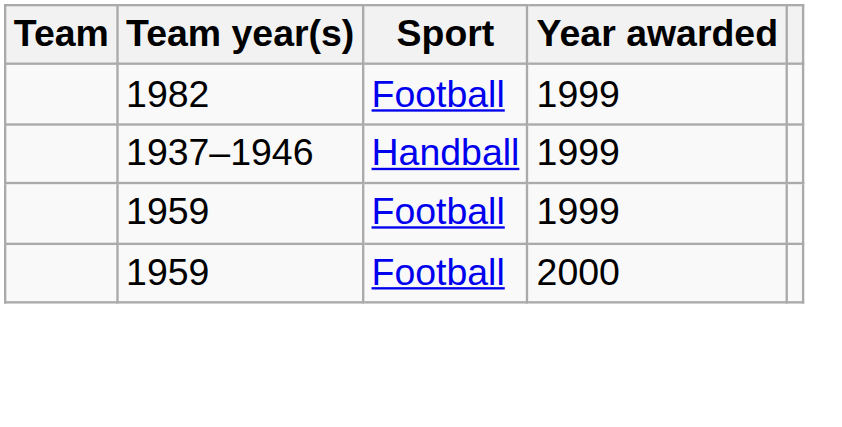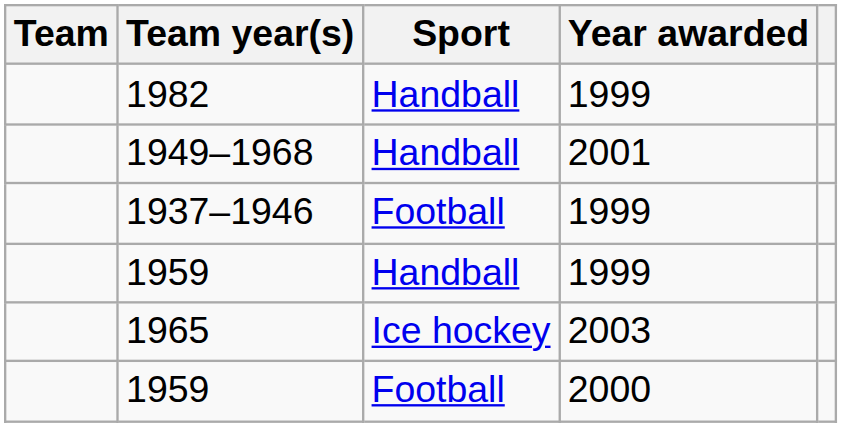(438, 93) Football -> (445, 93) Handball
+ row: (220, 152)
(445, 152) Handball -> (438, 212) Football
(438, 212) Football -> (445, 271) Handball
+ row: (168, 331)
